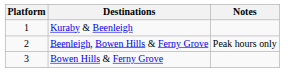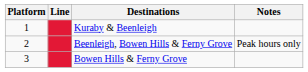+ column: (60, 12)
